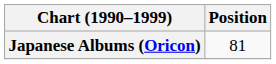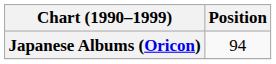(238, 44) 81 -> (238, 44) 94
